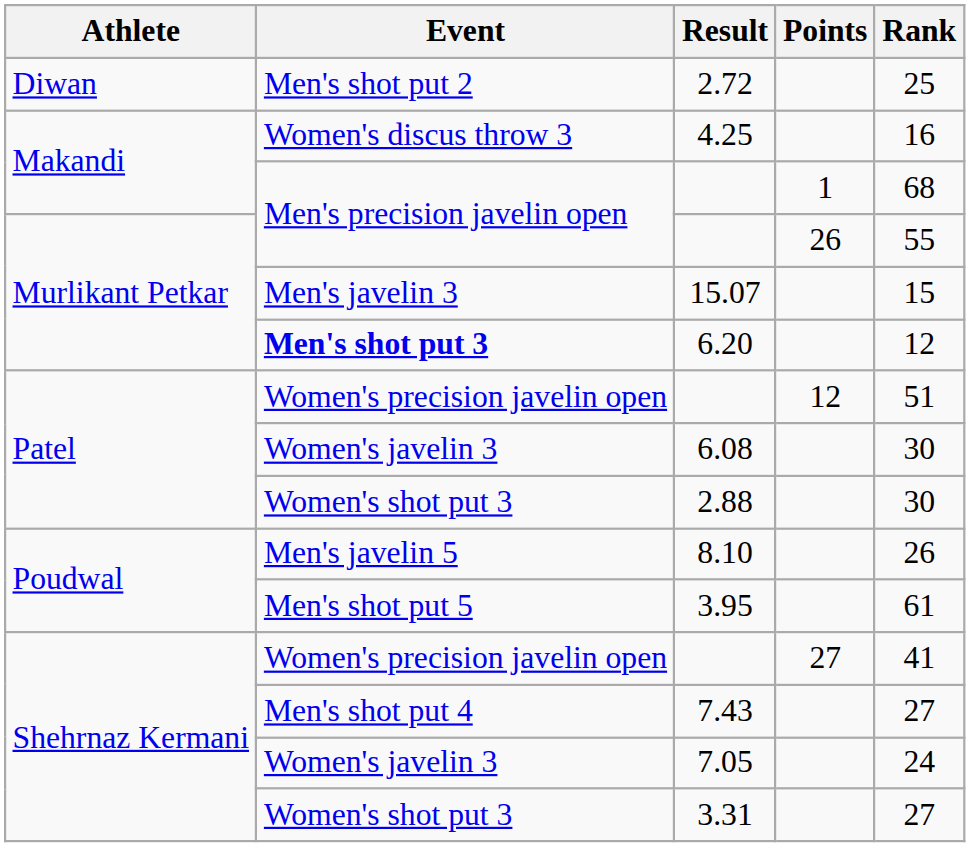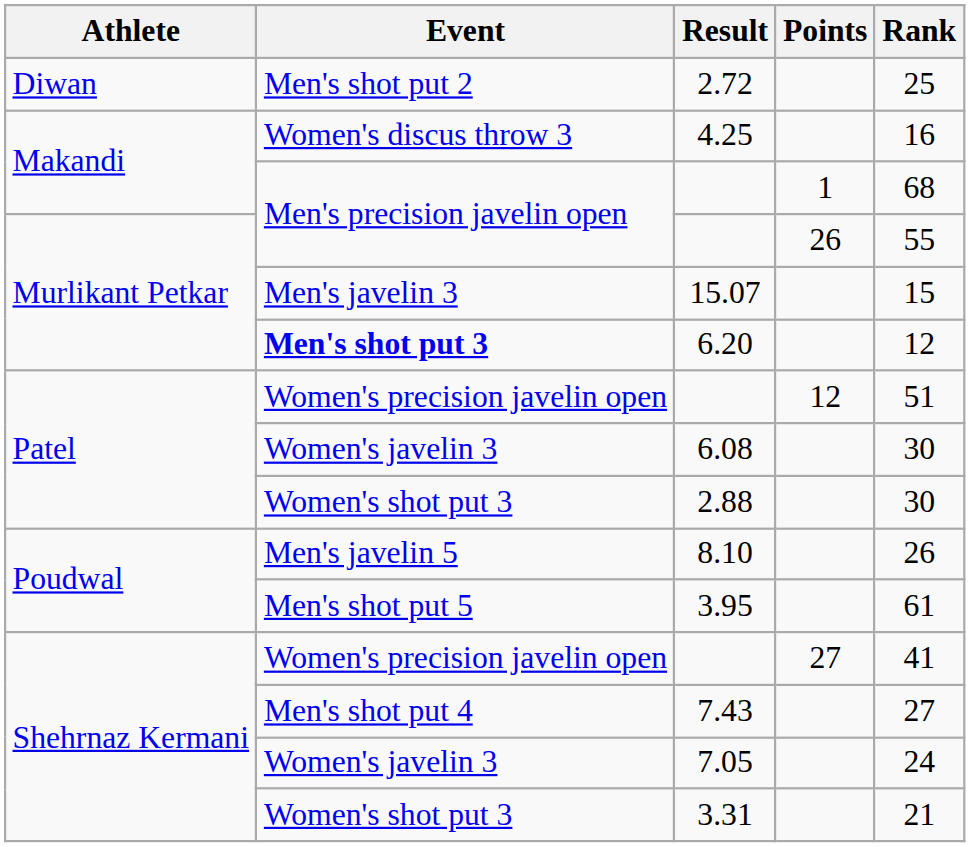(919, 814) 27 -> (919, 814) 21
